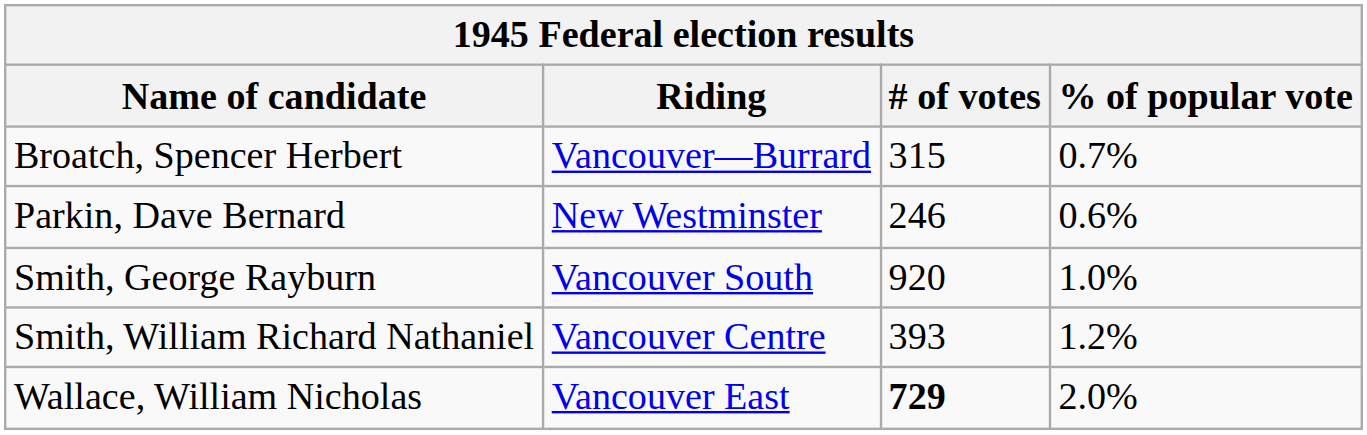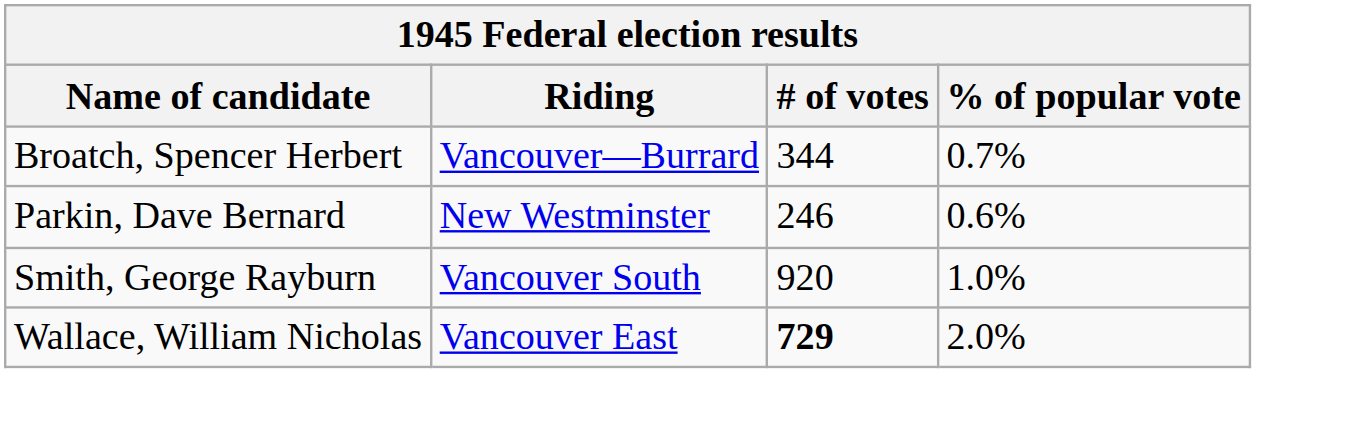(917, 155) 315 -> (805, 155) 344
- row: (274, 336)
